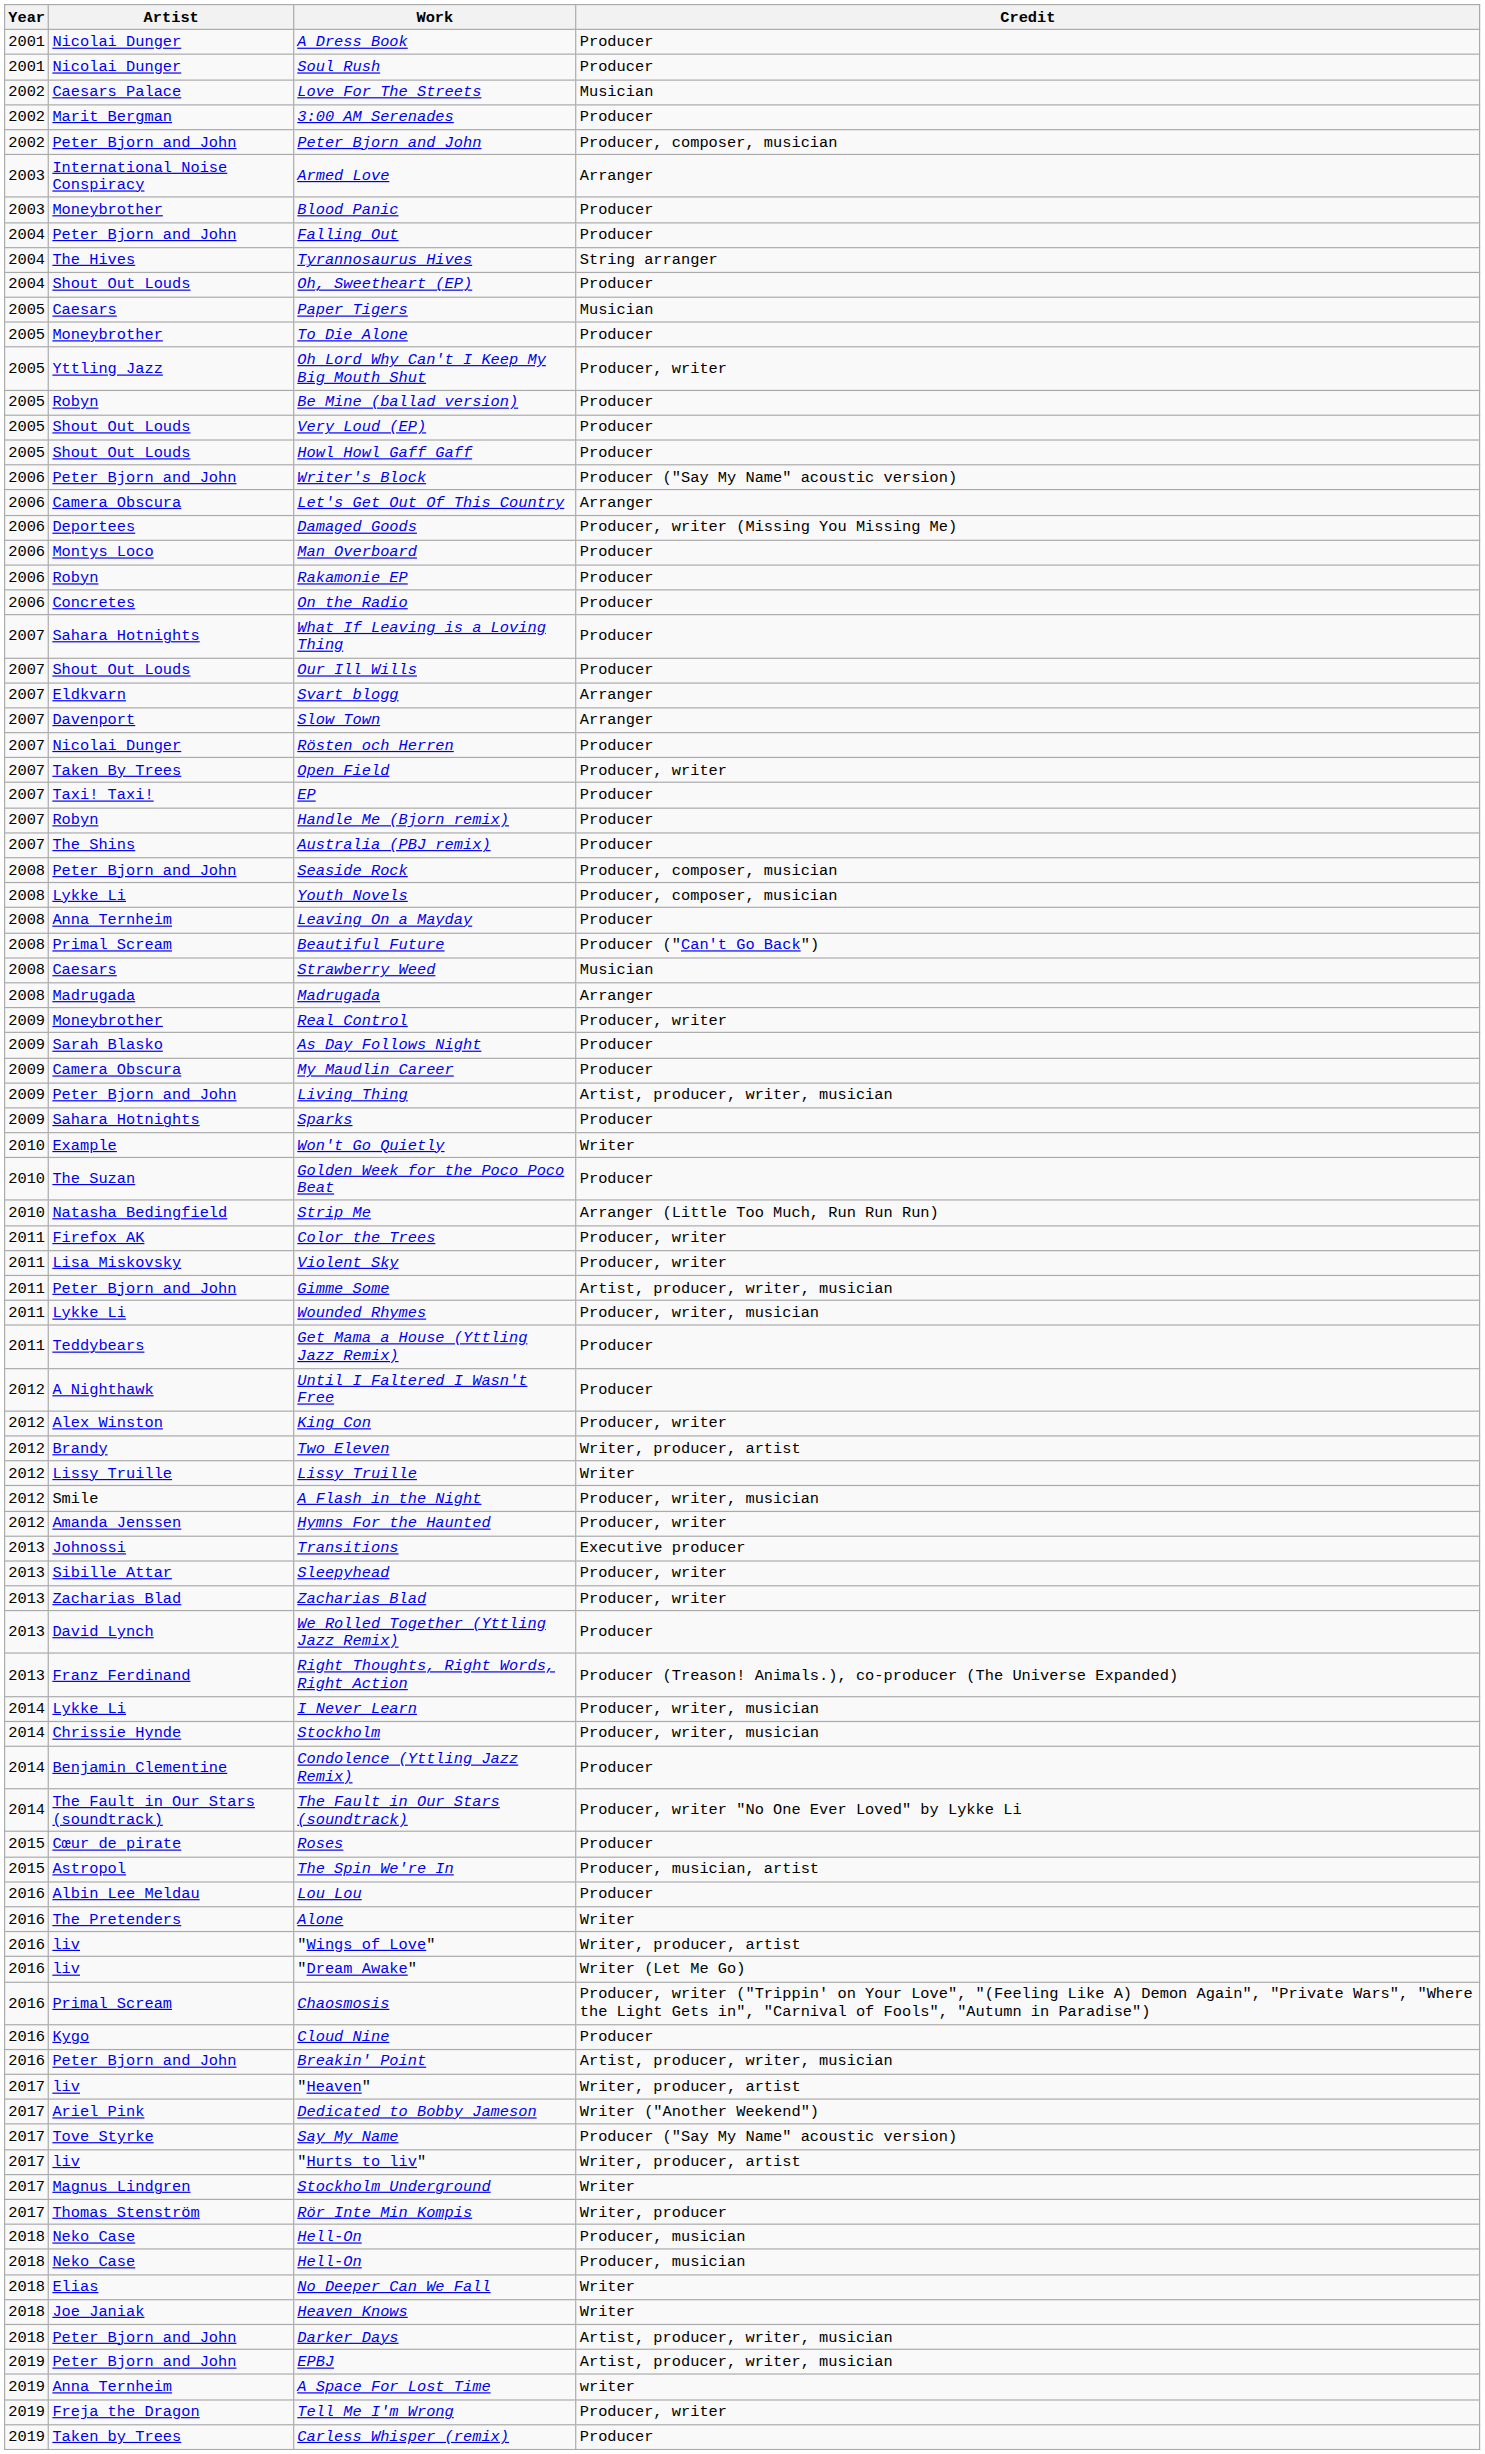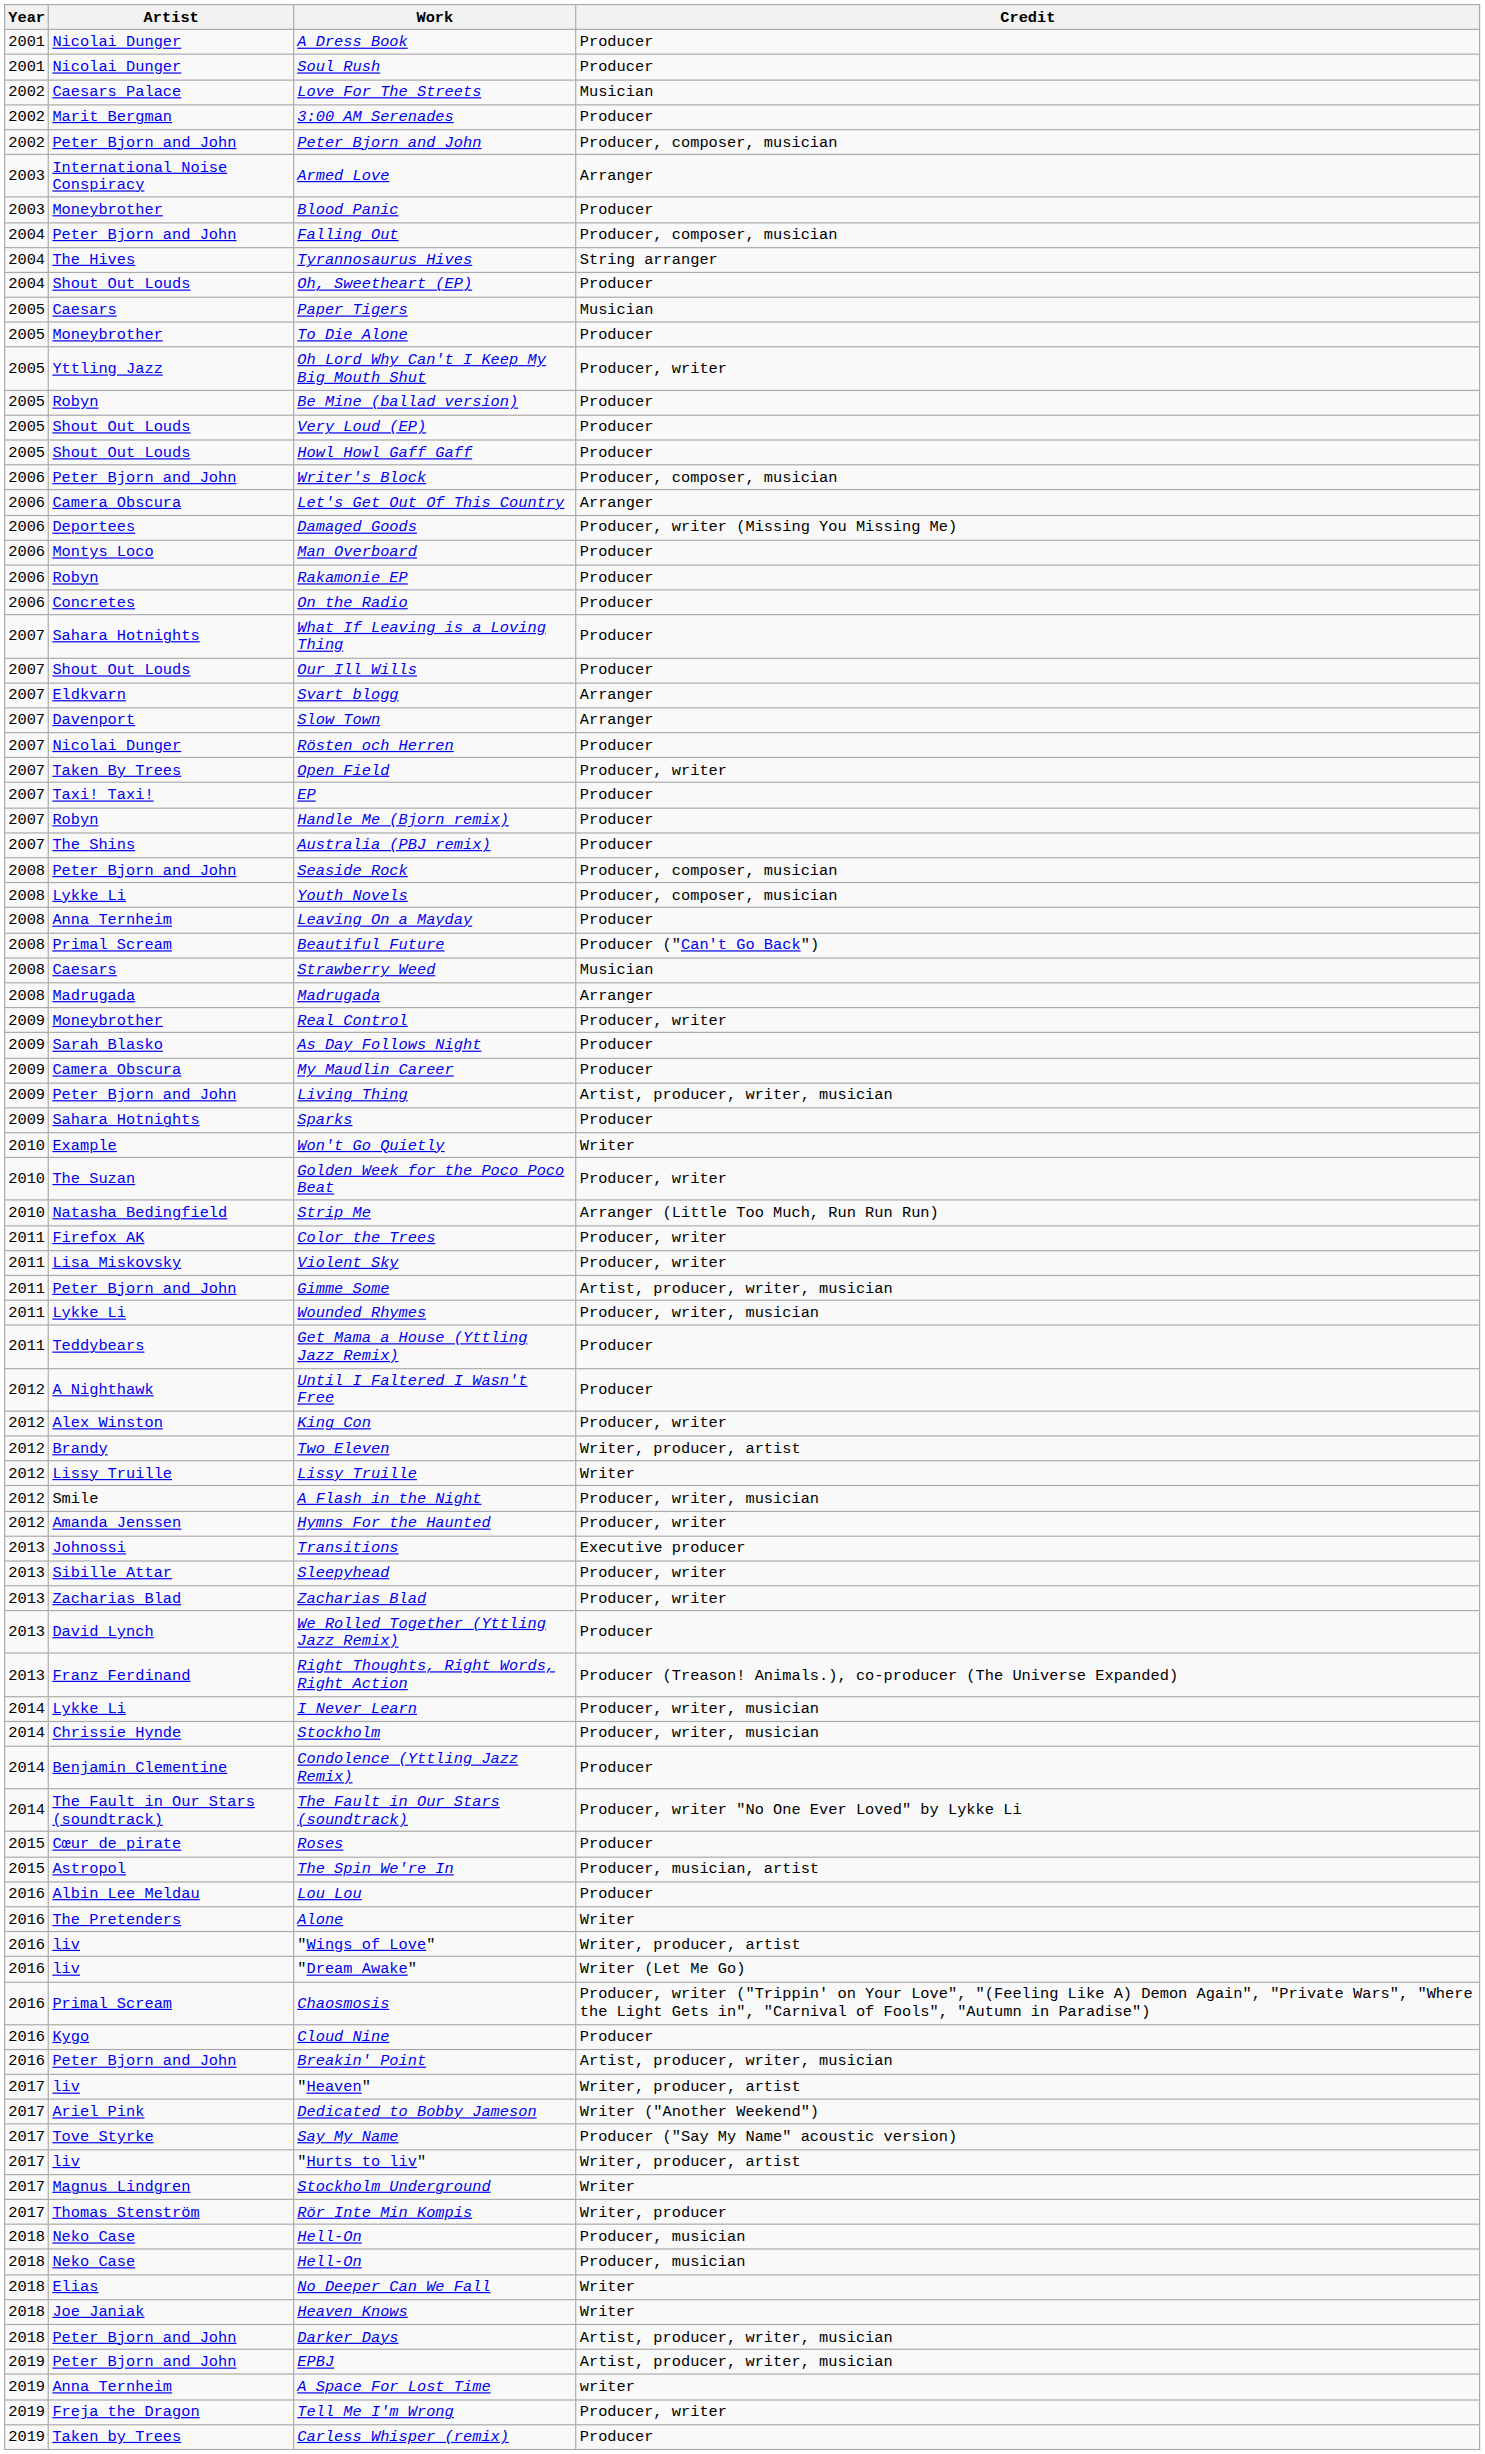(617, 235) Producer -> (709, 235) Producer, composer, musician
(768, 478) Producer ("Say My Name" acoustic version) -> (709, 478) Producer, composer, musician
(617, 1179) Producer -> (653, 1179) Producer, writer
